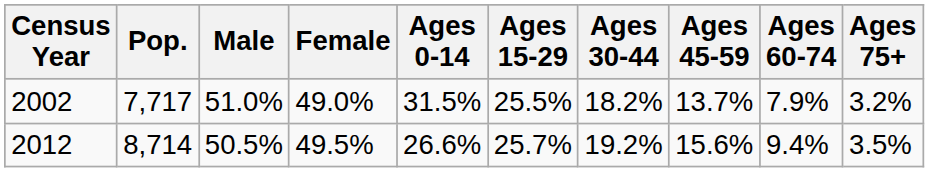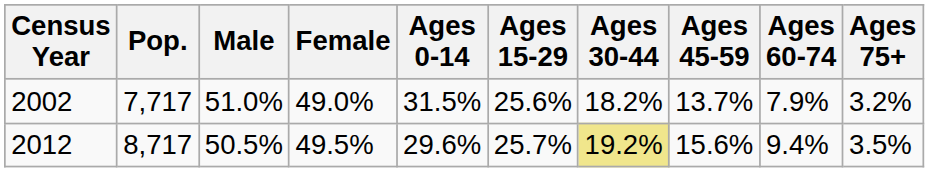(533, 100) 25.5% -> (533, 100) 25.6%
(158, 144) 8,714 -> (158, 144) 8,717
(442, 144) 26.6% -> (442, 144) 29.6%
(624, 144) no background -> (624, 144) khaki background
